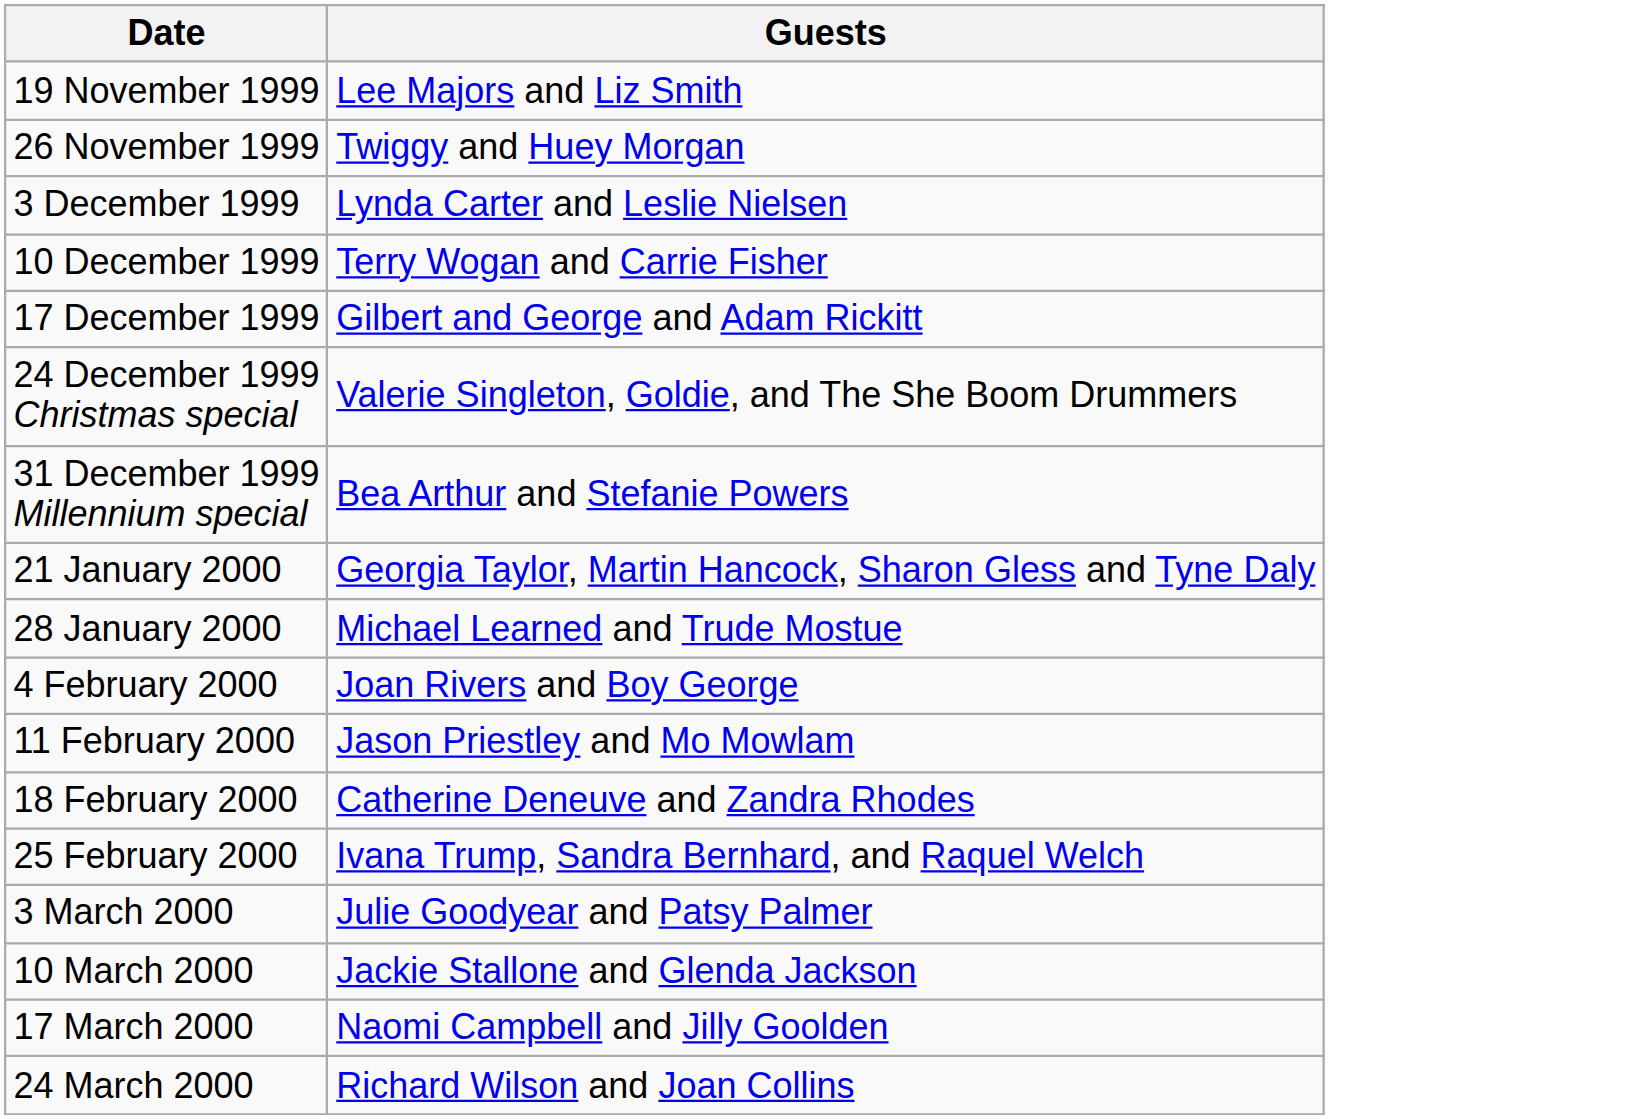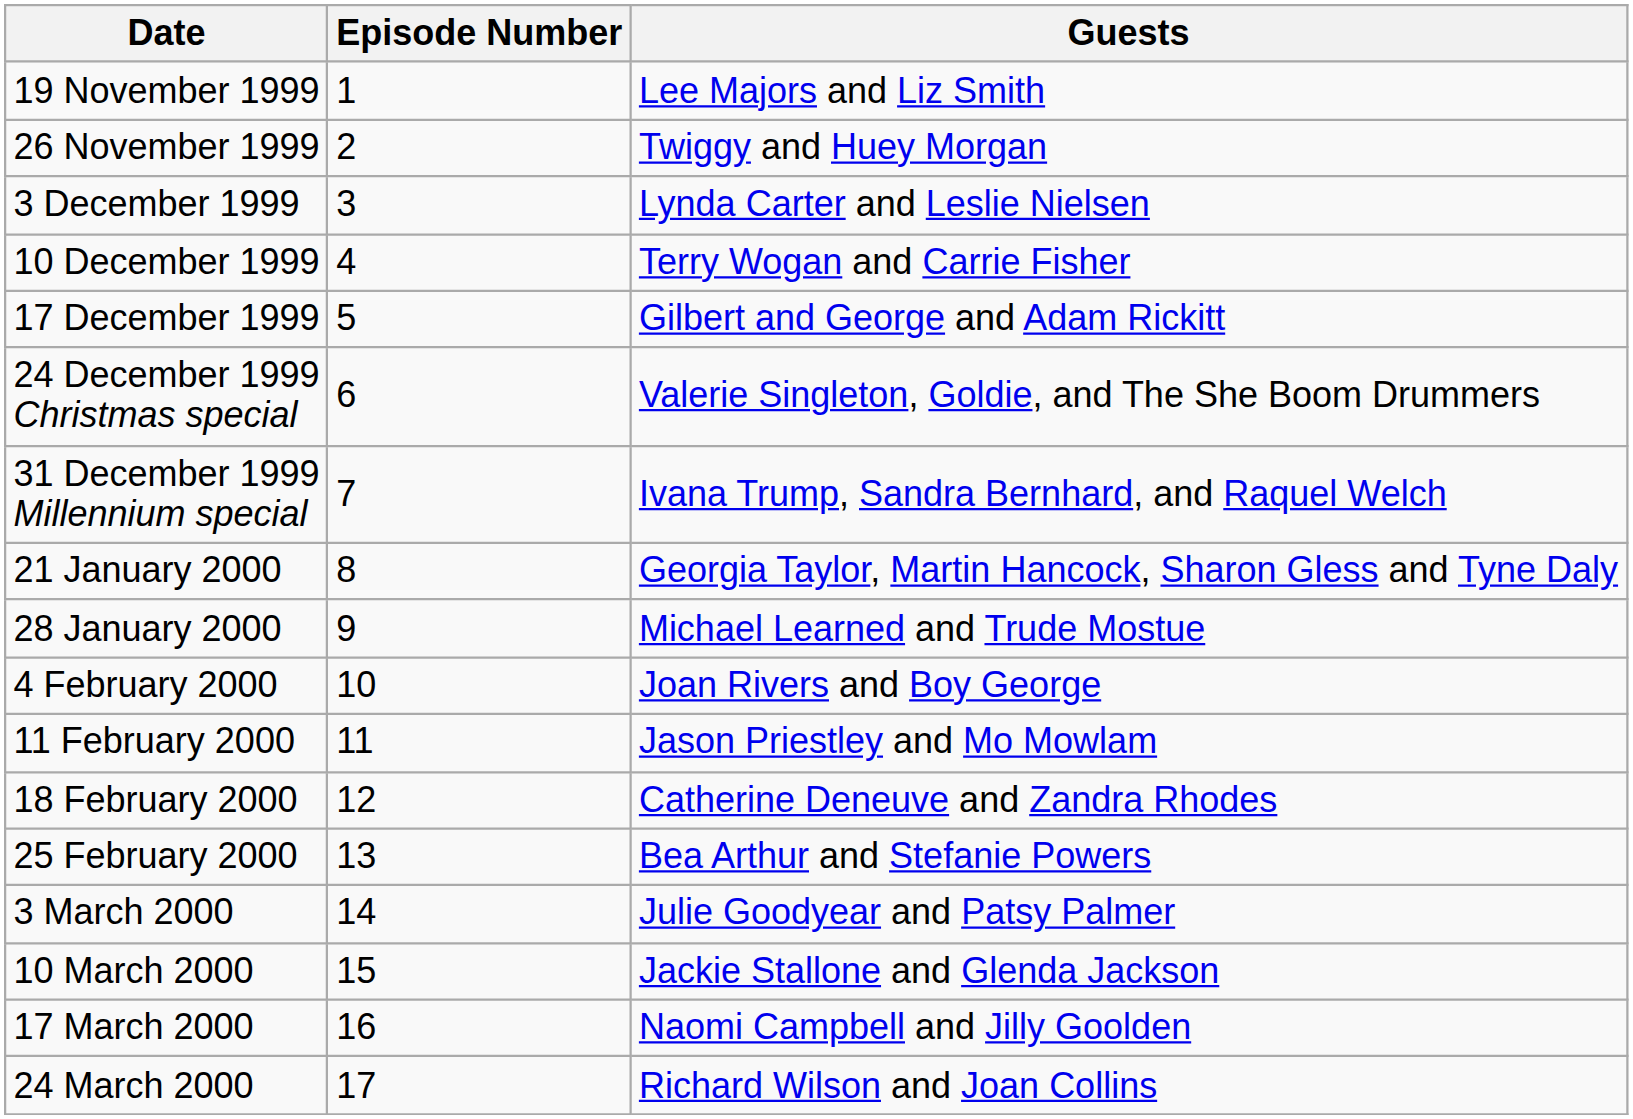+ column: (479, 33)
(592, 493) Bea Arthur and Stefanie Powers -> (1043, 493) Ivana Trump, Sandra Bernhard, and Raquel Welch
(740, 856) Ivana Trump, Sandra Bernhard, and Raquel Welch -> (895, 856) Bea Arthur and Stefanie Powers
